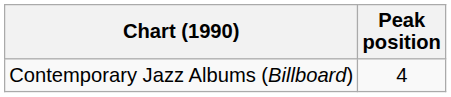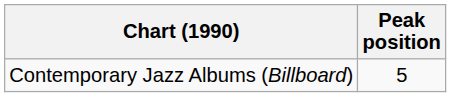(402, 75) 4 -> (402, 75) 5
